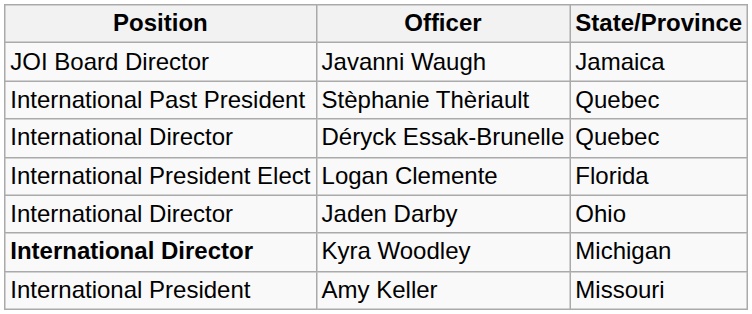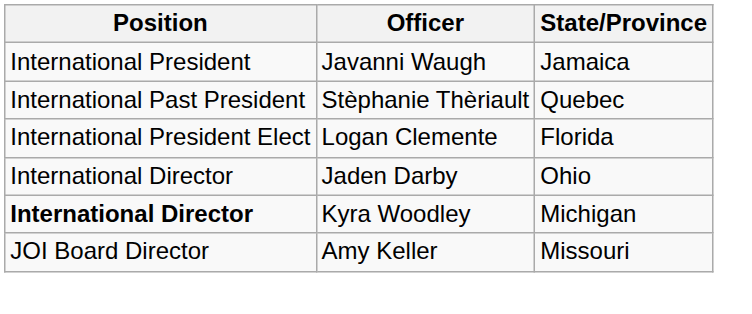(110, 61) JOI Board Director -> (130, 61) International President
- row: (443, 137)
(130, 289) International President -> (110, 251) JOI Board Director
